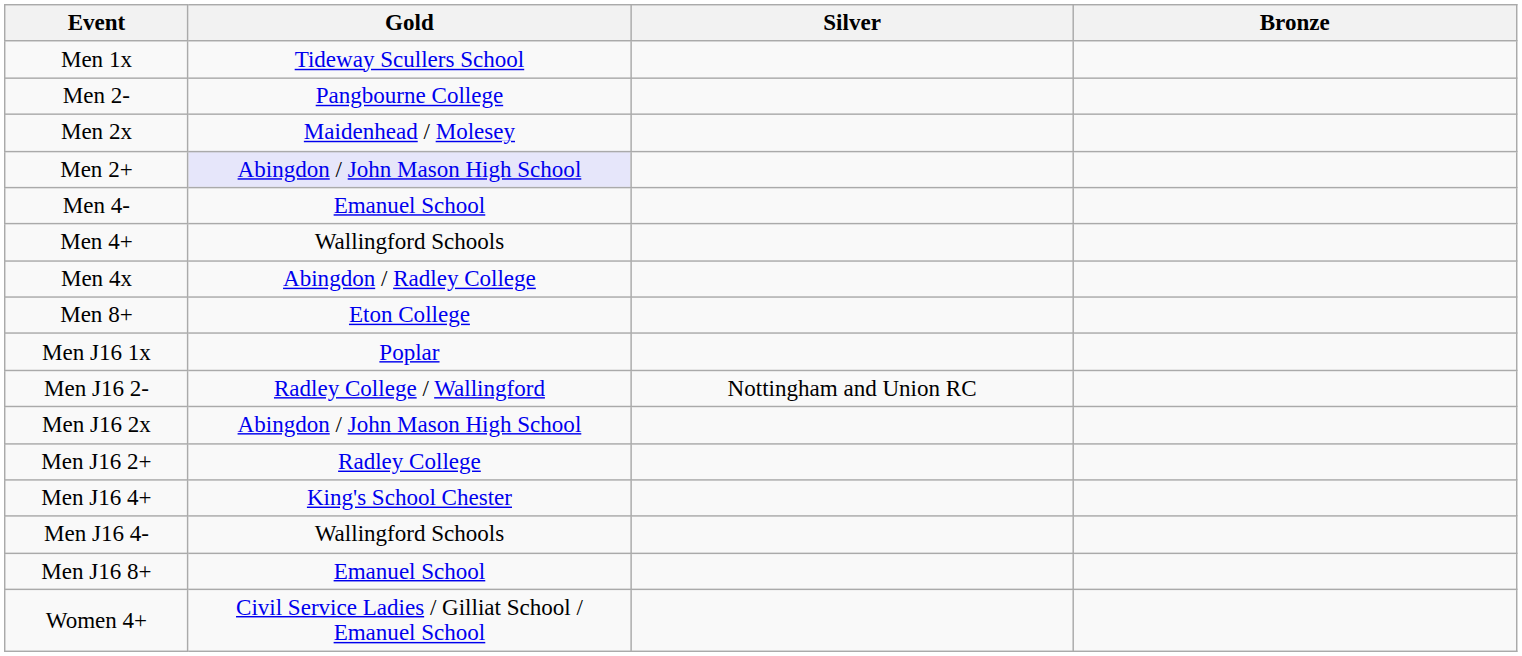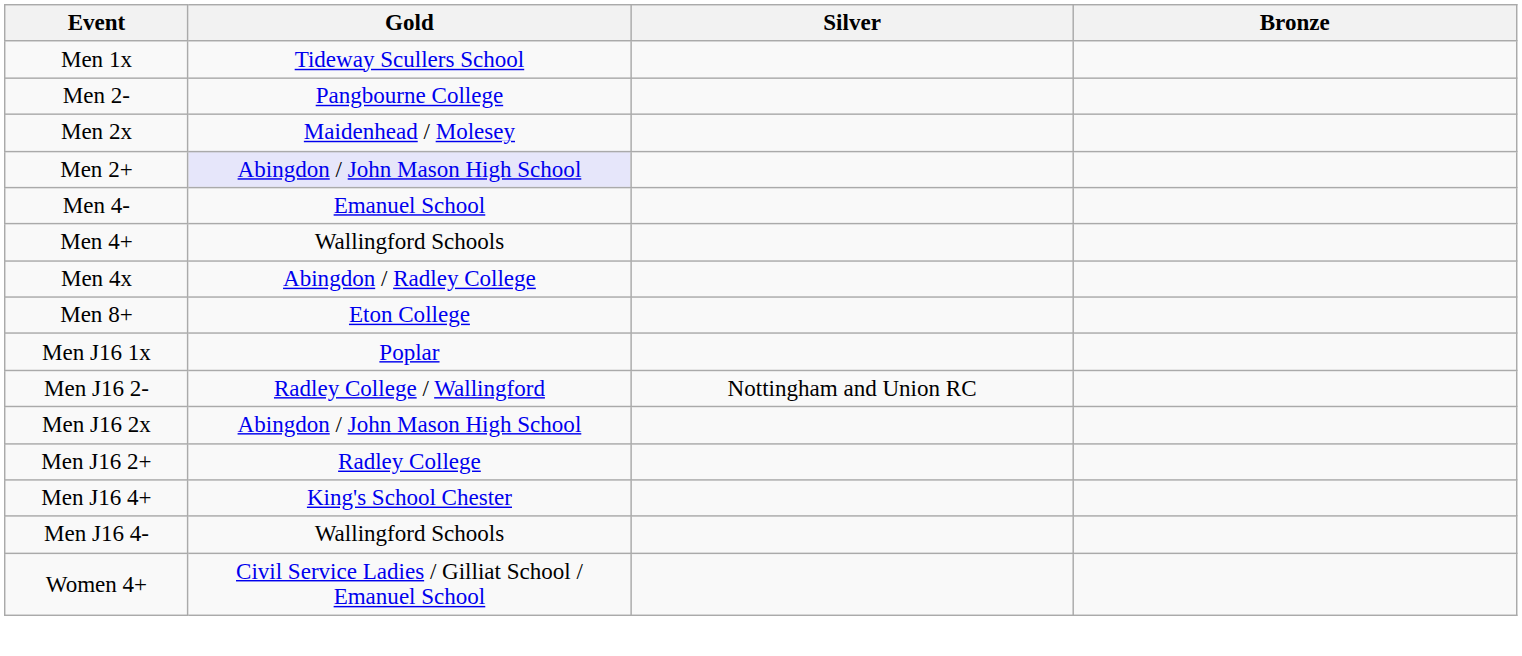- row: (96, 570)
